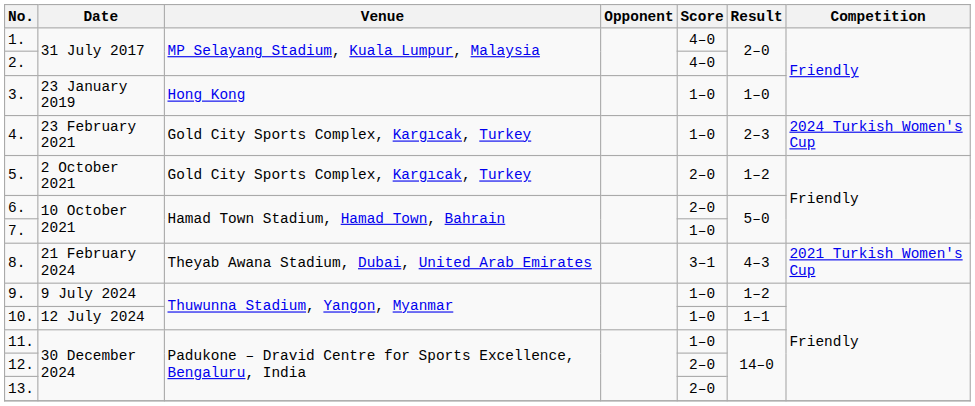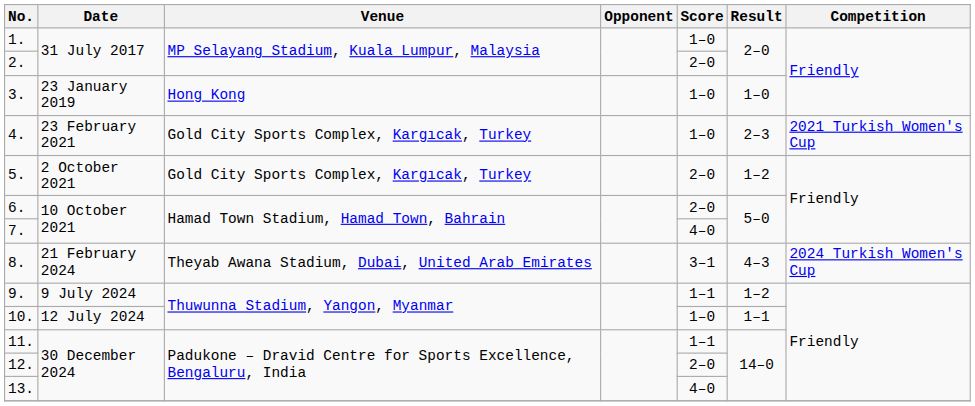(702, 40) 4–0 -> (702, 40) 1–0
(702, 63) 4–0 -> (702, 63) 2–0
(876, 135) 2024 Turkish Women's Cup -> (876, 135) 2021 Turkish Women's Cup
(702, 231) 1–0 -> (702, 231) 4–0
(876, 263) 2021 Turkish Women's Cup -> (876, 263) 2024 Turkish Women's Cup
(702, 295) 1–0 -> (702, 295) 1–1
(702, 342) 1–0 -> (702, 342) 1–1
(702, 389) 2–0 -> (702, 389) 4–0
